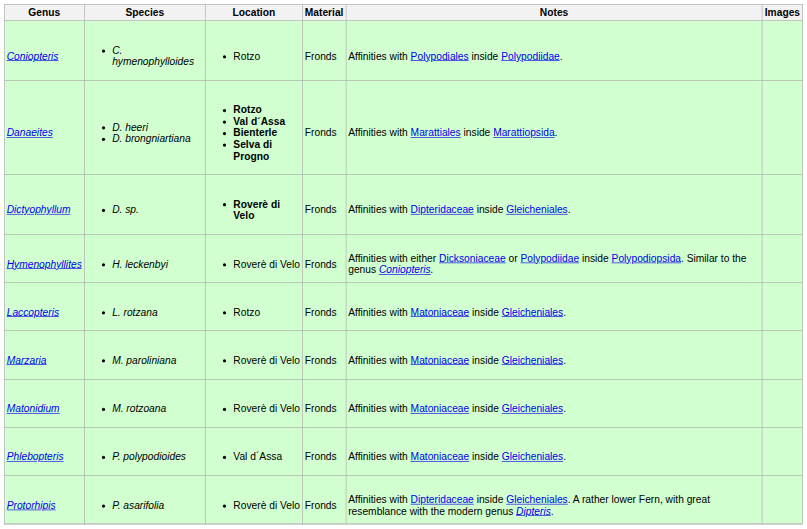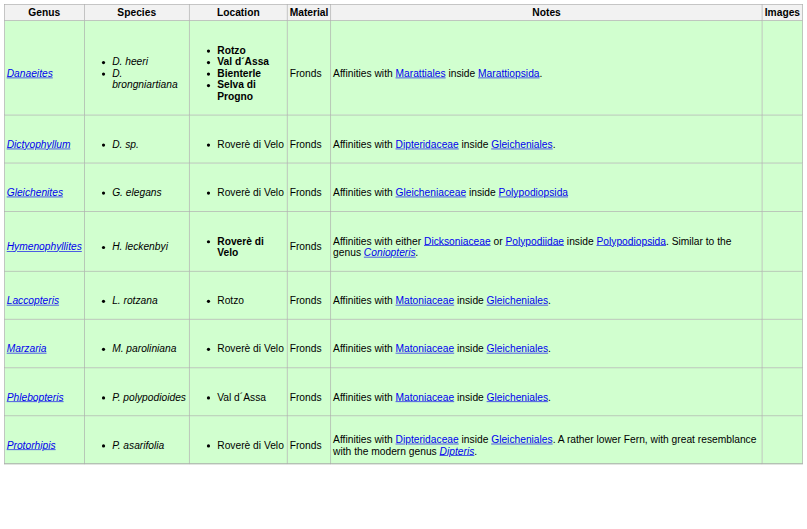- row: (33, 56)
(254, 210) bold -> (238, 145) normal
+ row: (35, 193)
(254, 264) normal -> (238, 247) bold
- row: (33, 409)
